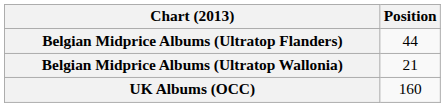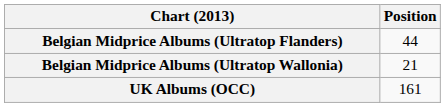(410, 89) 160 -> (410, 89) 161
